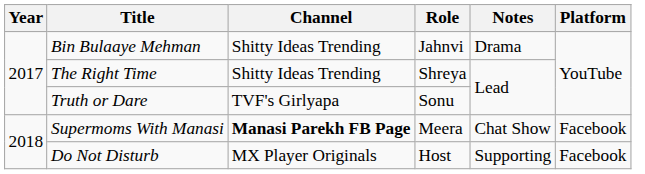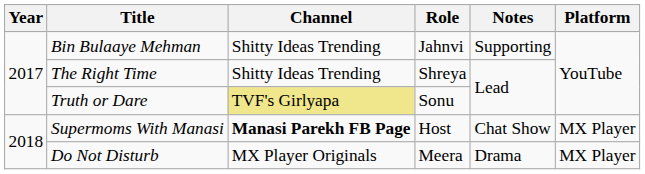(498, 45) Drama -> (513, 45) Supporting
(285, 100) no background -> (285, 100) khaki background
(441, 127) Meera -> (435, 127) Host
(593, 127) Facebook -> (597, 127) MX Player
(435, 155) Host -> (441, 155) Meera
(513, 155) Supporting -> (498, 155) Drama
(593, 155) Facebook -> (597, 155) MX Player
